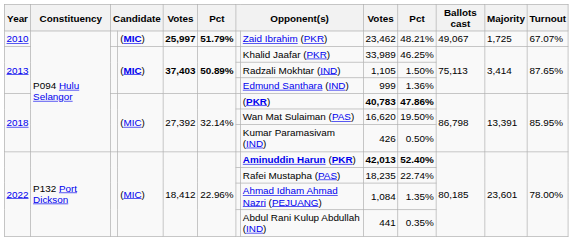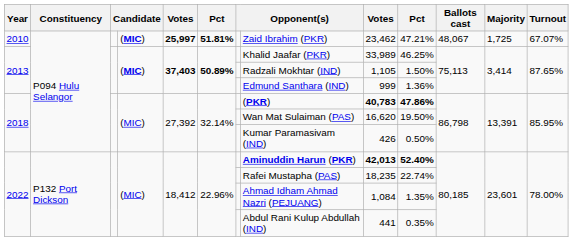(217, 39) 51.79% -> (217, 39) 51.81%
(417, 39) 48.21% -> (417, 39) 47.21%
(453, 39) 49,067 -> (453, 39) 48,067
